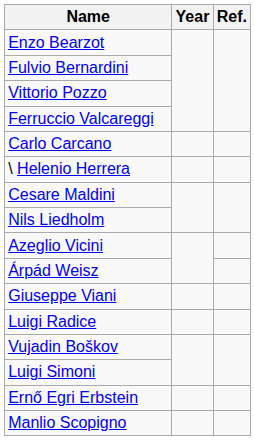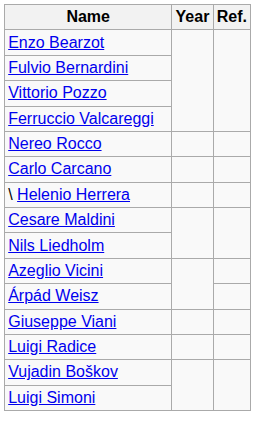+ row: (55, 144)
- row: (73, 397)
- row: (67, 423)
